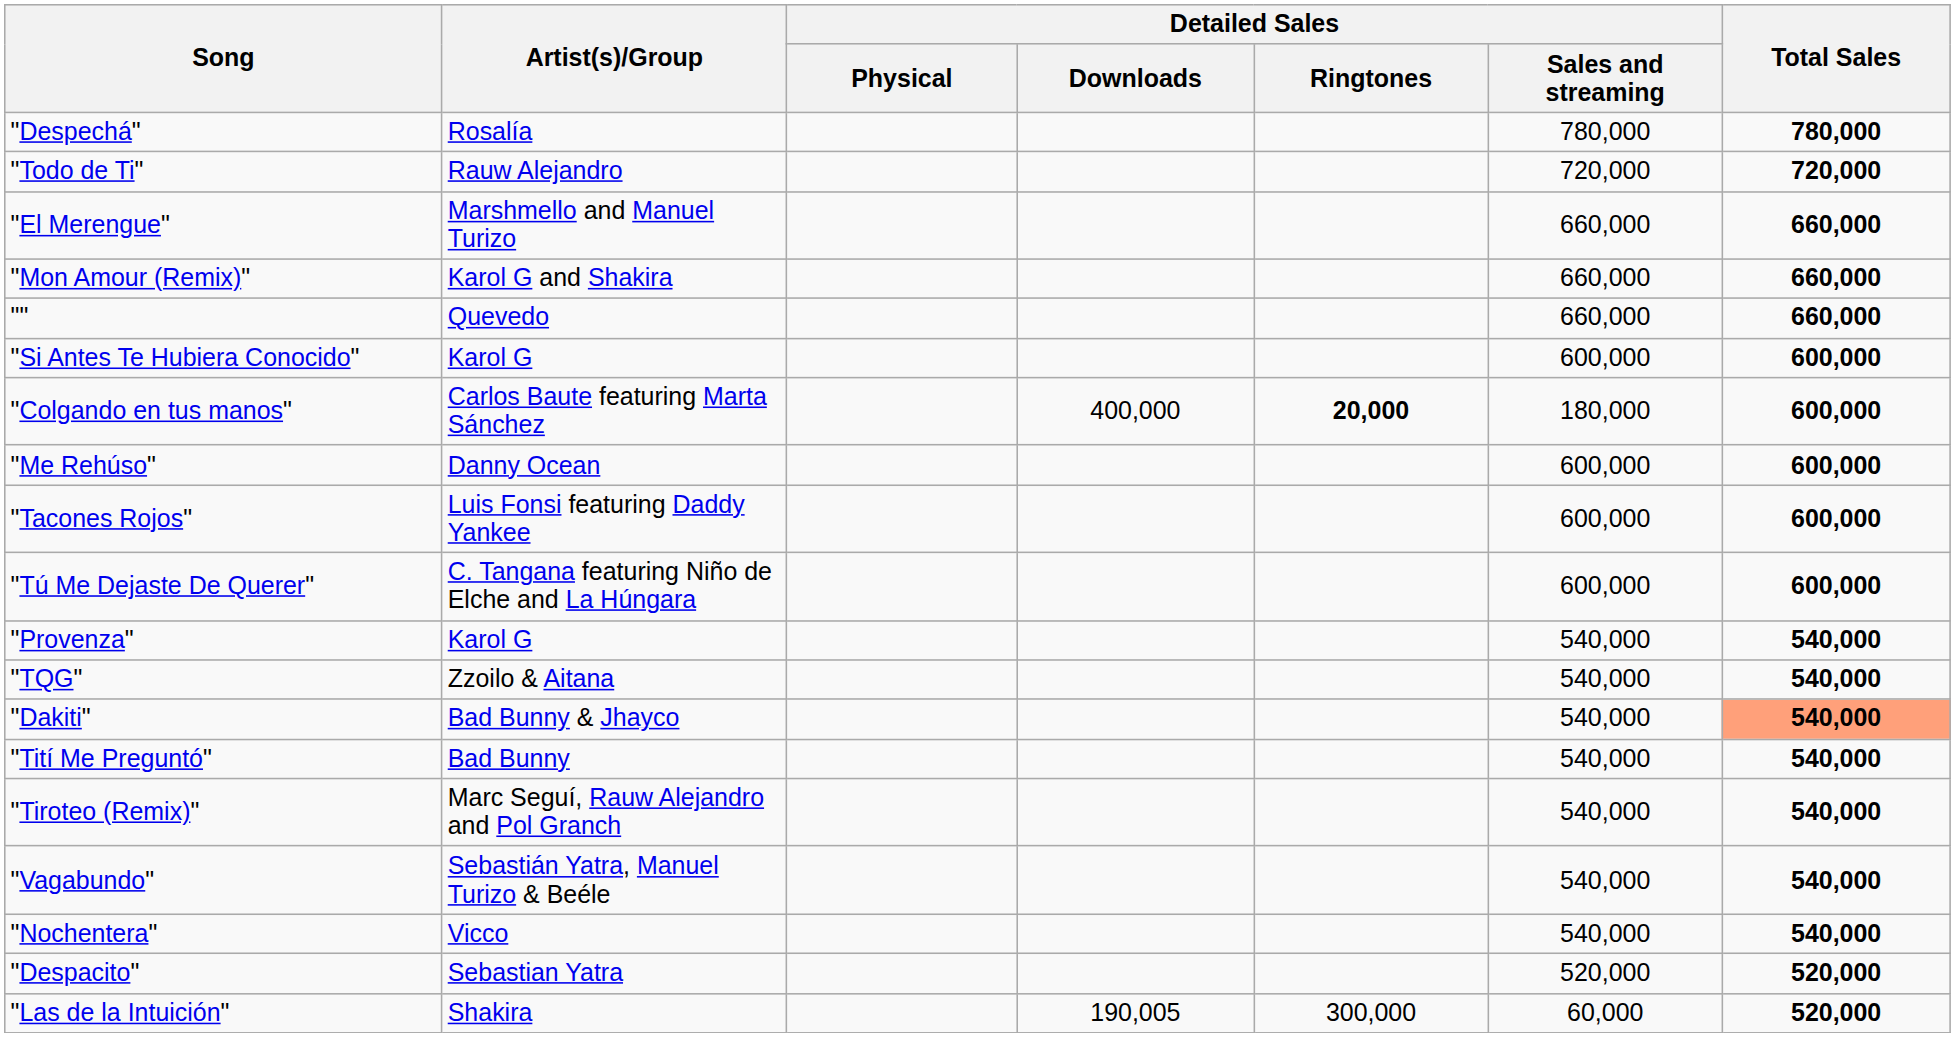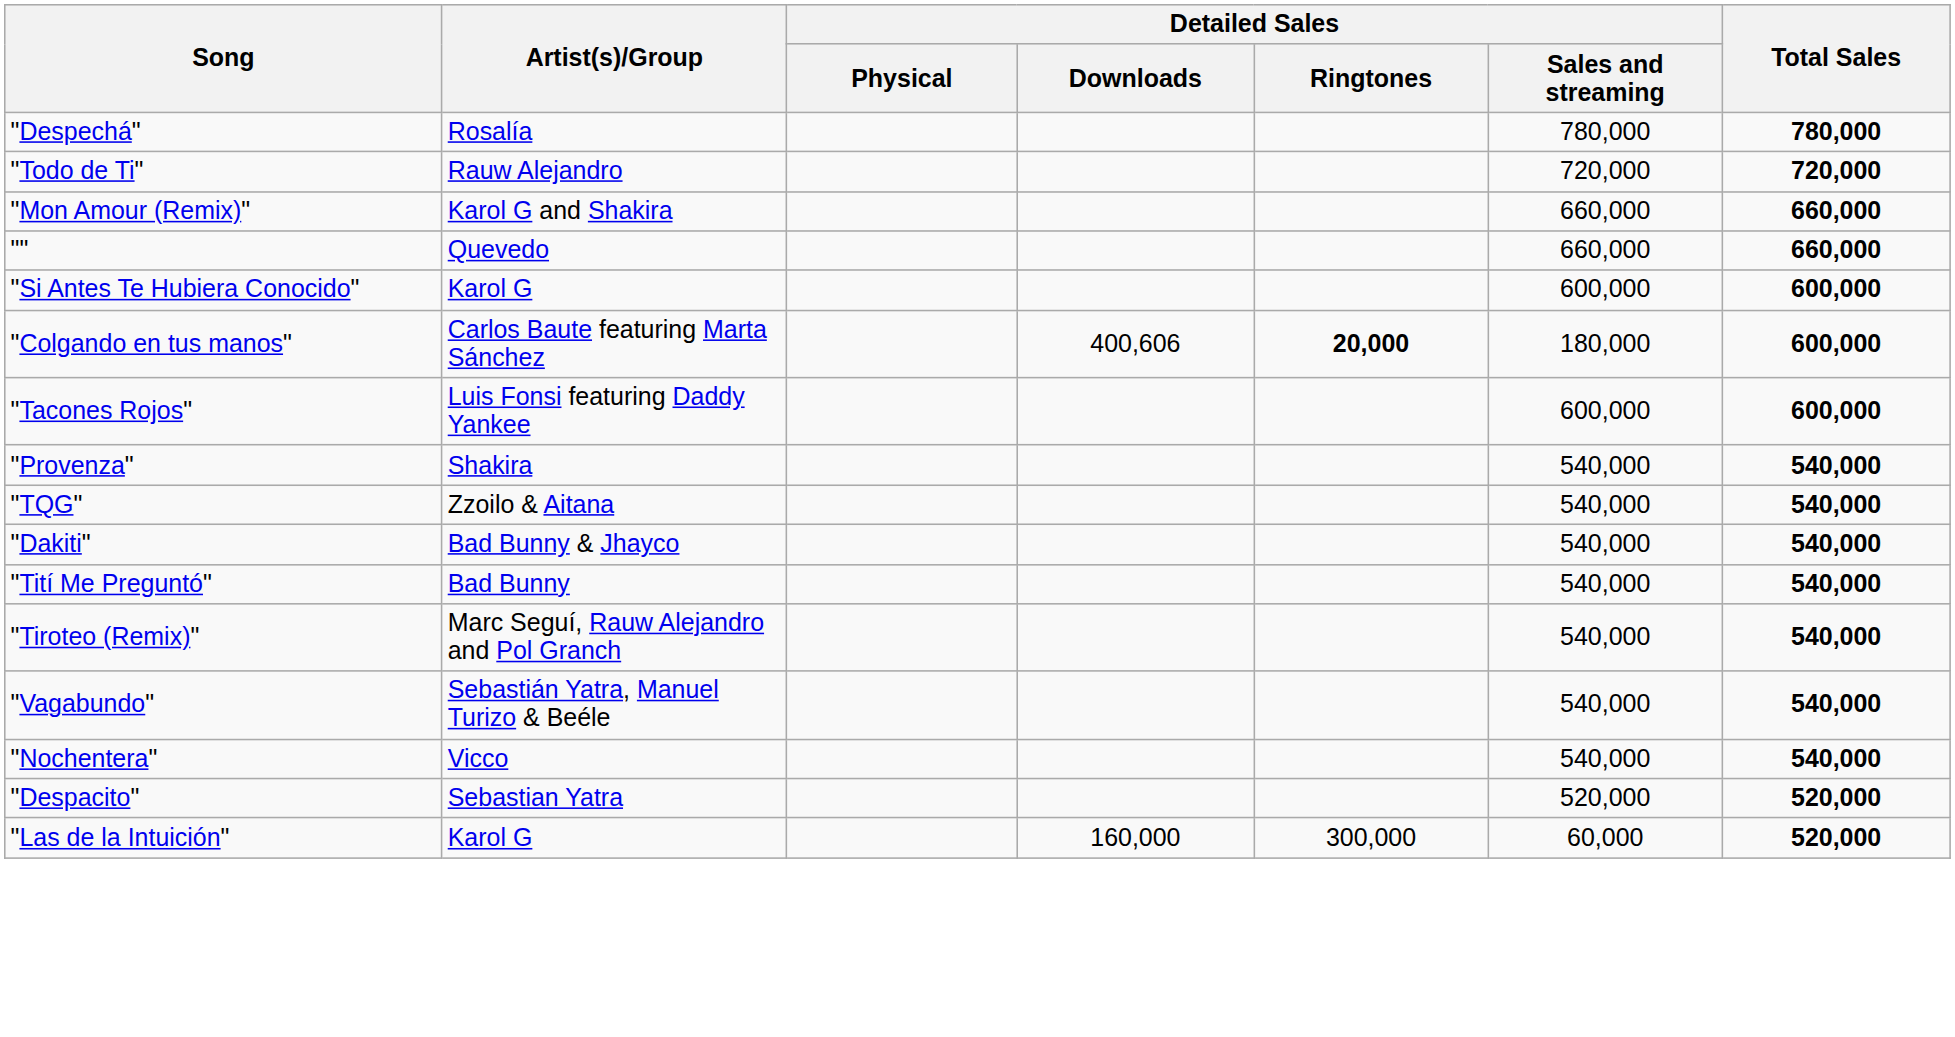- row: (90, 224)
(1135, 411) 400,000 -> (1135, 343) 400,606
- row: (83, 464)
- row: (162, 586)
(490, 639) Karol G -> (490, 464) Shakira
(1836, 718) lightsalmon background -> (1836, 543) no background
(490, 1012) Shakira -> (490, 837) Karol G
(1135, 1012) 190,005 -> (1135, 837) 160,000
